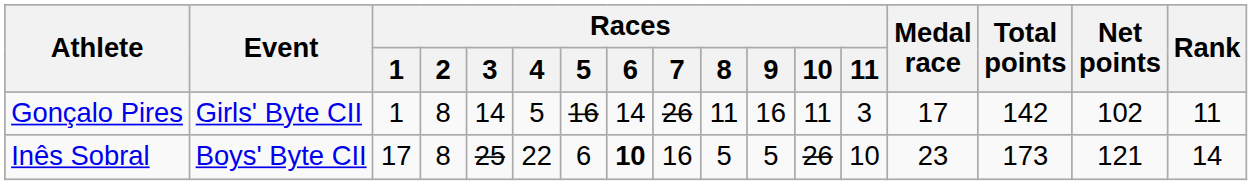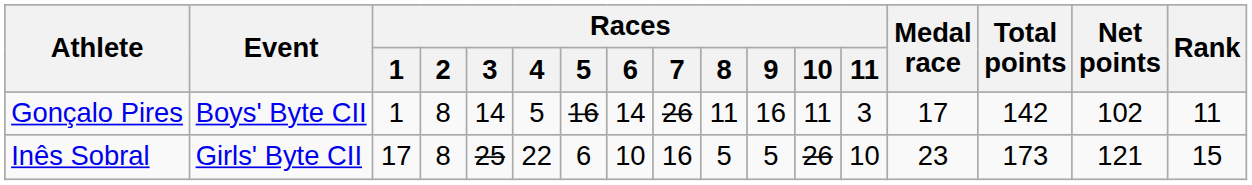(279, 112) Girls' Byte CII -> (281, 112) Boys' Byte CII
(281, 156) Boys' Byte CII -> (279, 156) Girls' Byte CII
(630, 156) bold -> (630, 156) normal
(1207, 156) 14 -> (1207, 156) 15
